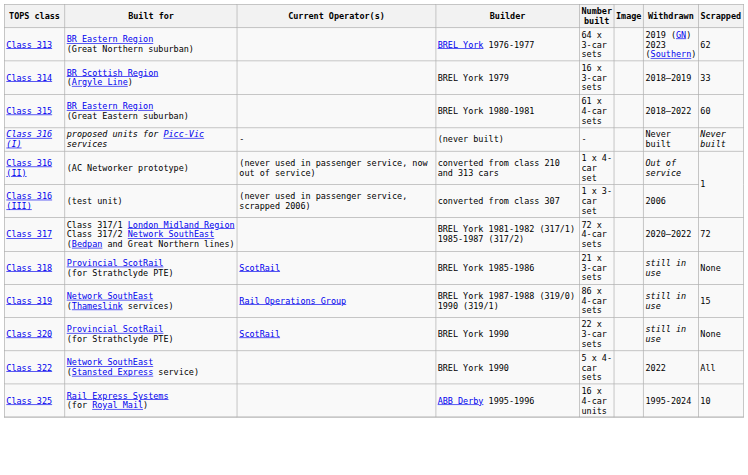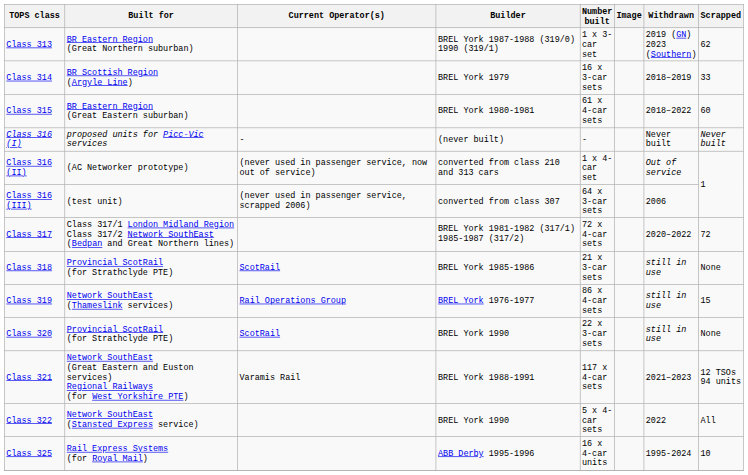(486, 44) BREL York 1976-1977 -> (506, 44) BREL York 1987-1988 (319/0) 1990 (319/1)
(594, 44) 64 x 3-car sets -> (597, 44) 1 x 3-car set
(597, 201) 1 x 3-car set -> (595, 201) 64 x 3-car sets
(506, 301) BREL York 1987-1988 (319/0) 1990 (319/1) -> (486, 301) BREL York 1976-1977
+ row: (29, 377)
